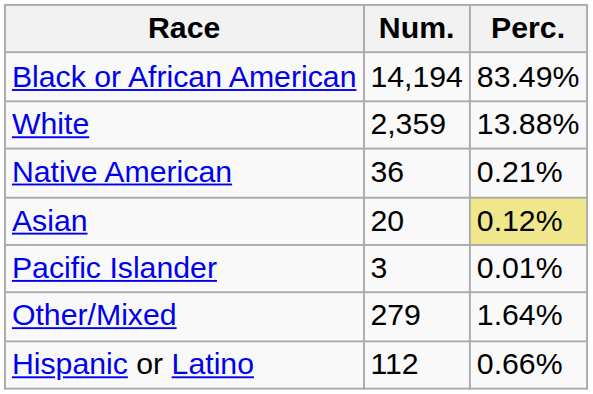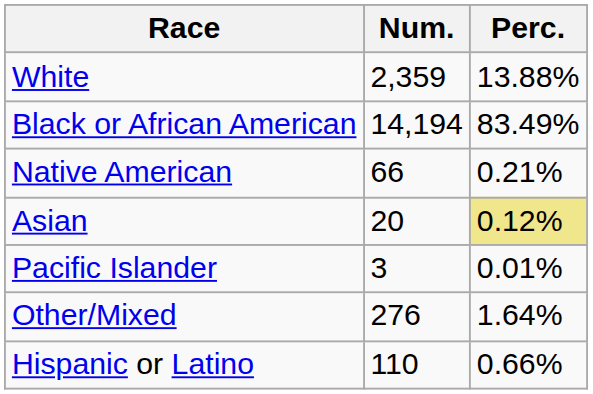rows swapped: (51, 124) <-> (184, 76)
(387, 172) 36 -> (387, 172) 66
(396, 316) 279 -> (396, 316) 276
(395, 364) 112 -> (395, 364) 110
